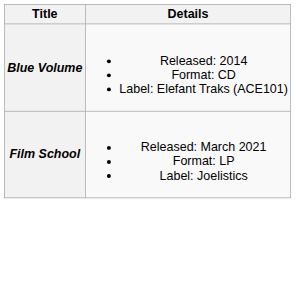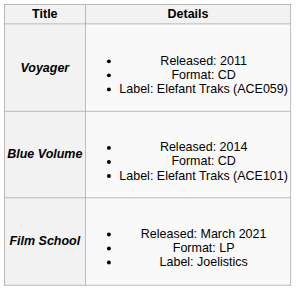+ row: (45, 67)
